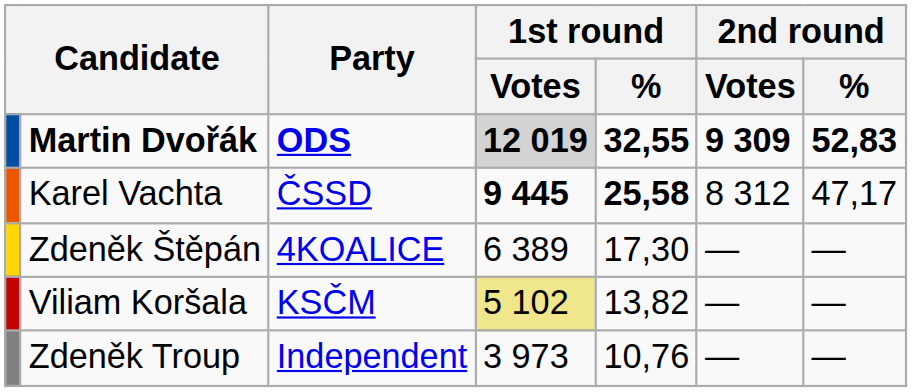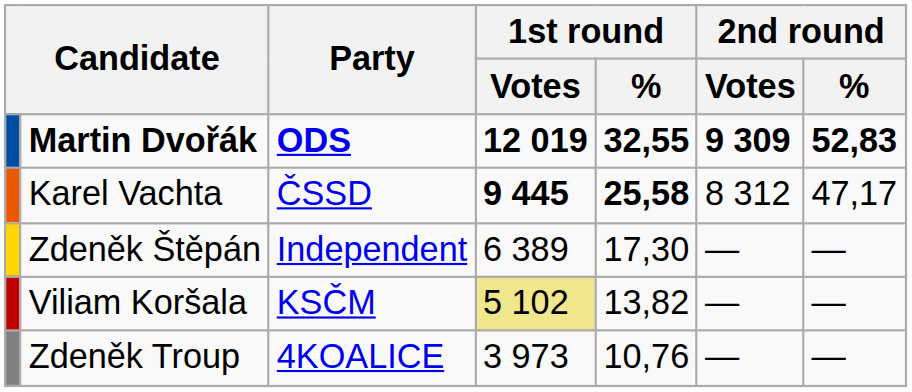(535, 140) lightgrey background -> (535, 140) no background
(361, 248) 4KOALICE -> (372, 248) Independent
(372, 357) Independent -> (361, 357) 4KOALICE
